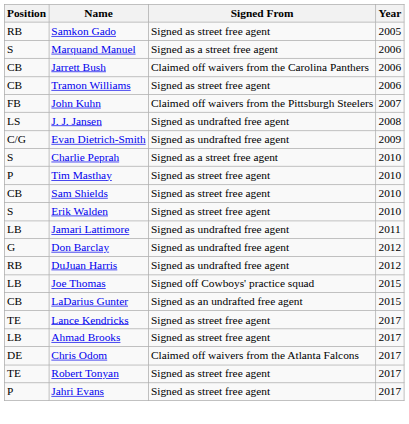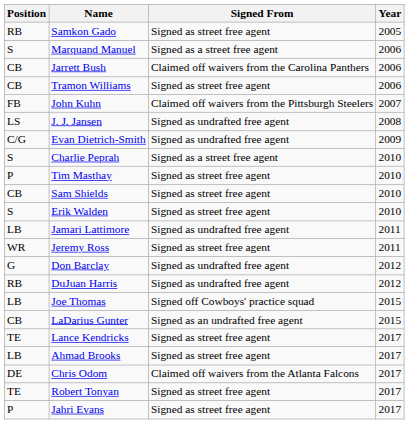+ row: (80, 247)
